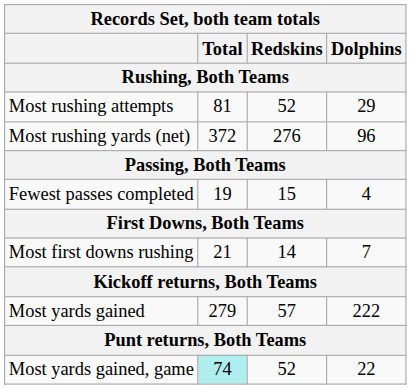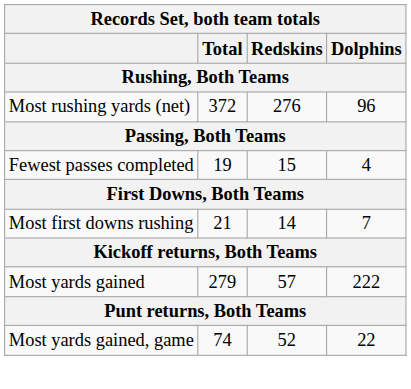- row: (91, 106)
(222, 369) paleturquoise background -> (222, 340) no background
